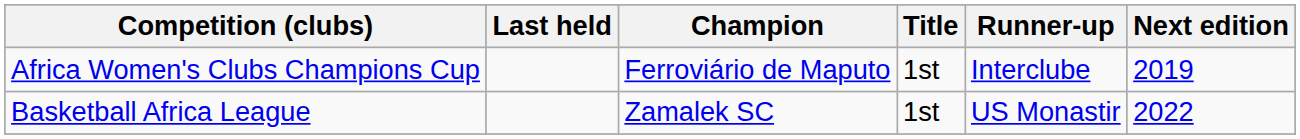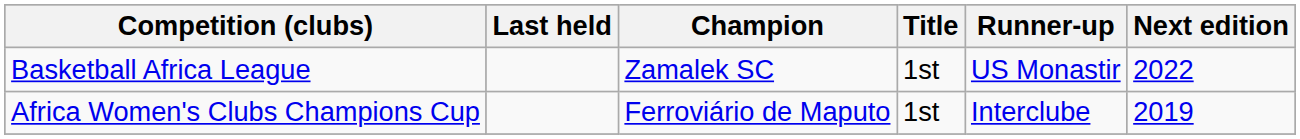rows swapped: (161, 112) <-> (246, 69)
